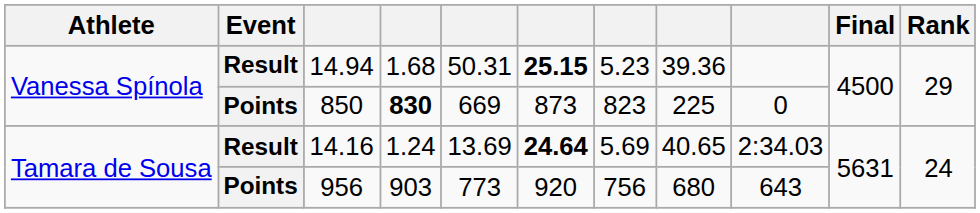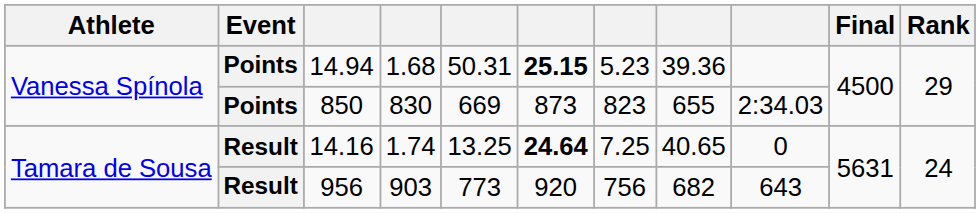(261, 66) Result -> (261, 66) Points
(411, 107) bold -> (411, 107) normal
(694, 107) 225 -> (694, 107) 655
(781, 107) 0 -> (781, 107) 2:34.03
(411, 147) 1.24 -> (411, 147) 1.74
(480, 147) 13.69 -> (480, 147) 13.25
(625, 147) 5.69 -> (625, 147) 7.25
(781, 147) 2:34.03 -> (781, 147) 0
(261, 188) Points -> (261, 188) Result
(694, 188) 680 -> (694, 188) 682
